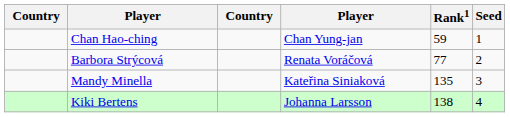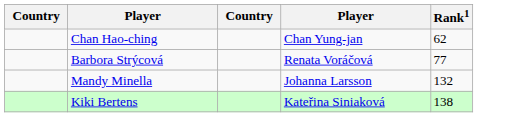- column: (489, 16)
(440, 39) 59 -> (440, 39) 62
(334, 80) Kateřina Siniaková -> (328, 80) Johanna Larsson
(443, 80) 135 -> (443, 80) 132
(328, 101) Johanna Larsson -> (334, 101) Kateřina Siniaková
